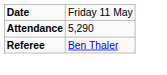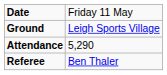+ row: (25, 28)
